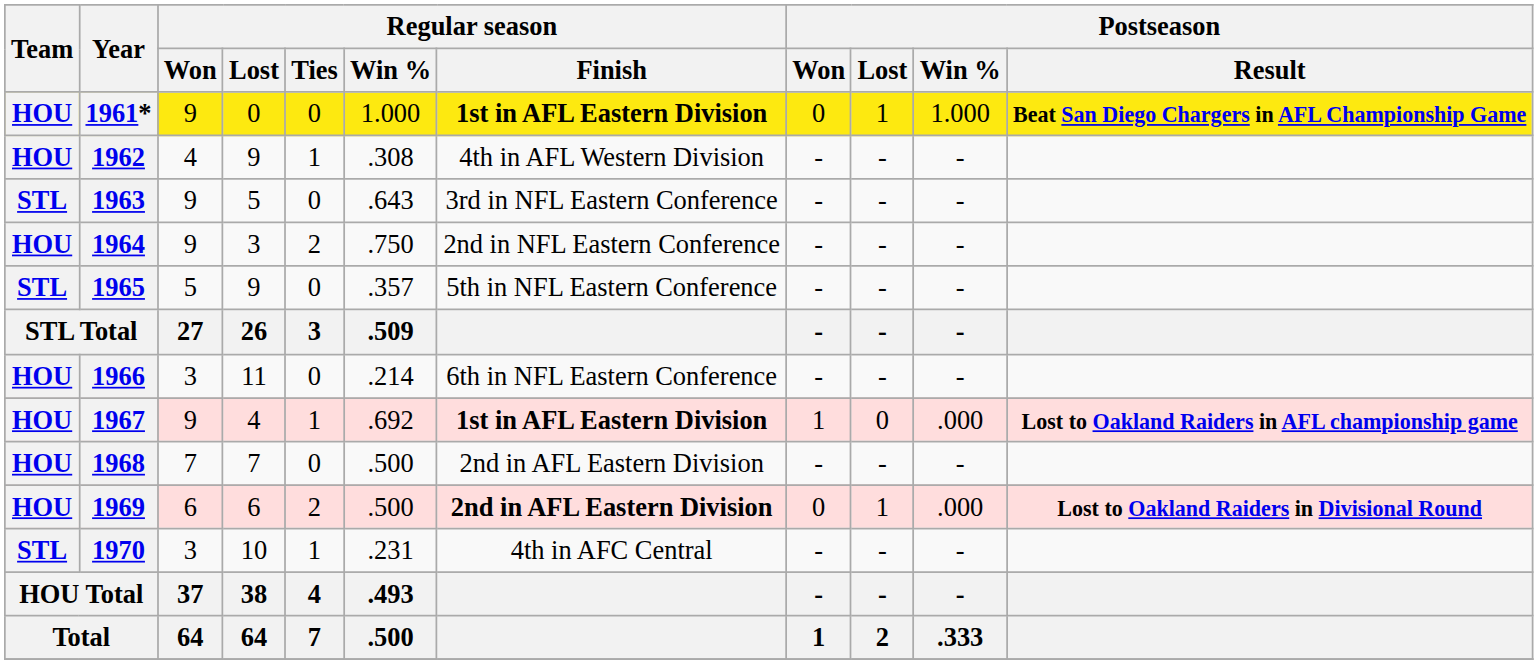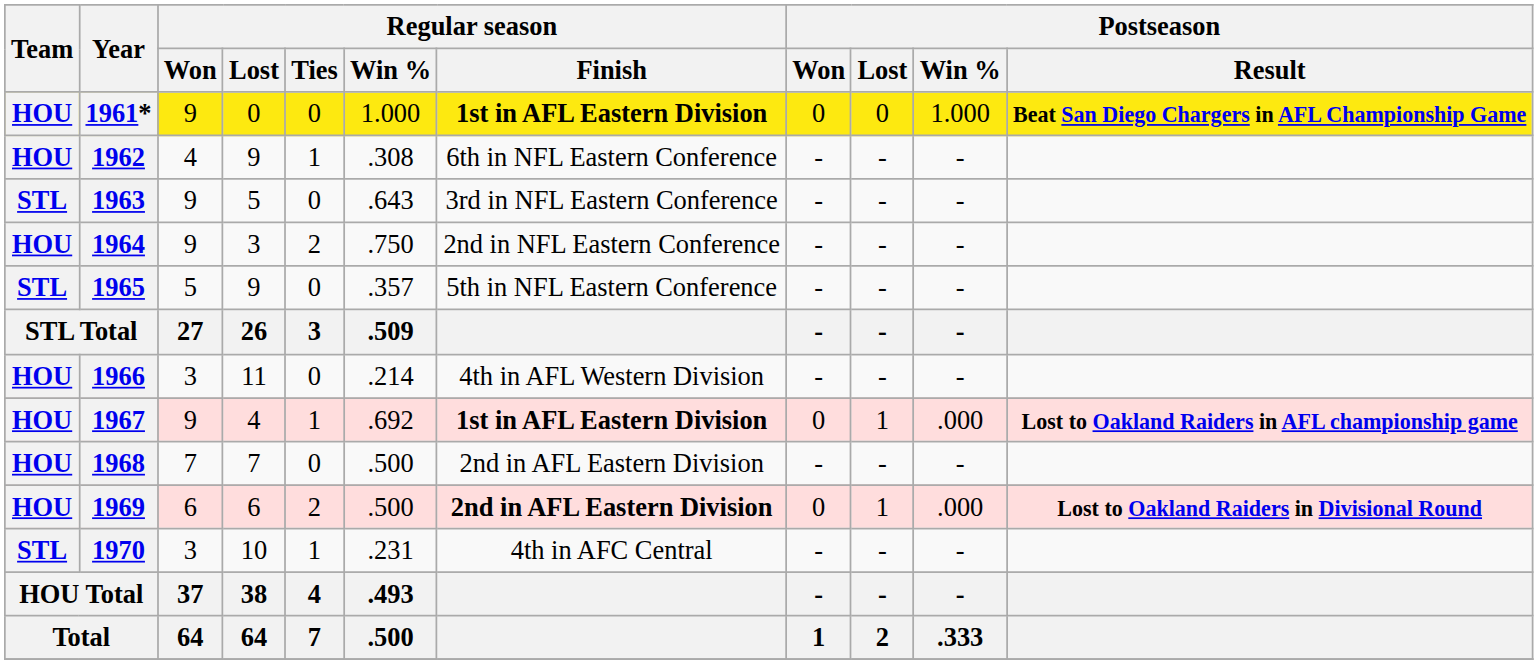(882, 113) 1 -> (882, 113) 0
(612, 157) 4th in AFL Western Division -> (612, 157) 6th in NFL Eastern Conference
(612, 375) 6th in NFL Eastern Conference -> (612, 375) 4th in AFL Western Division
(819, 418) 1 -> (819, 418) 0
(882, 418) 0 -> (882, 418) 1
